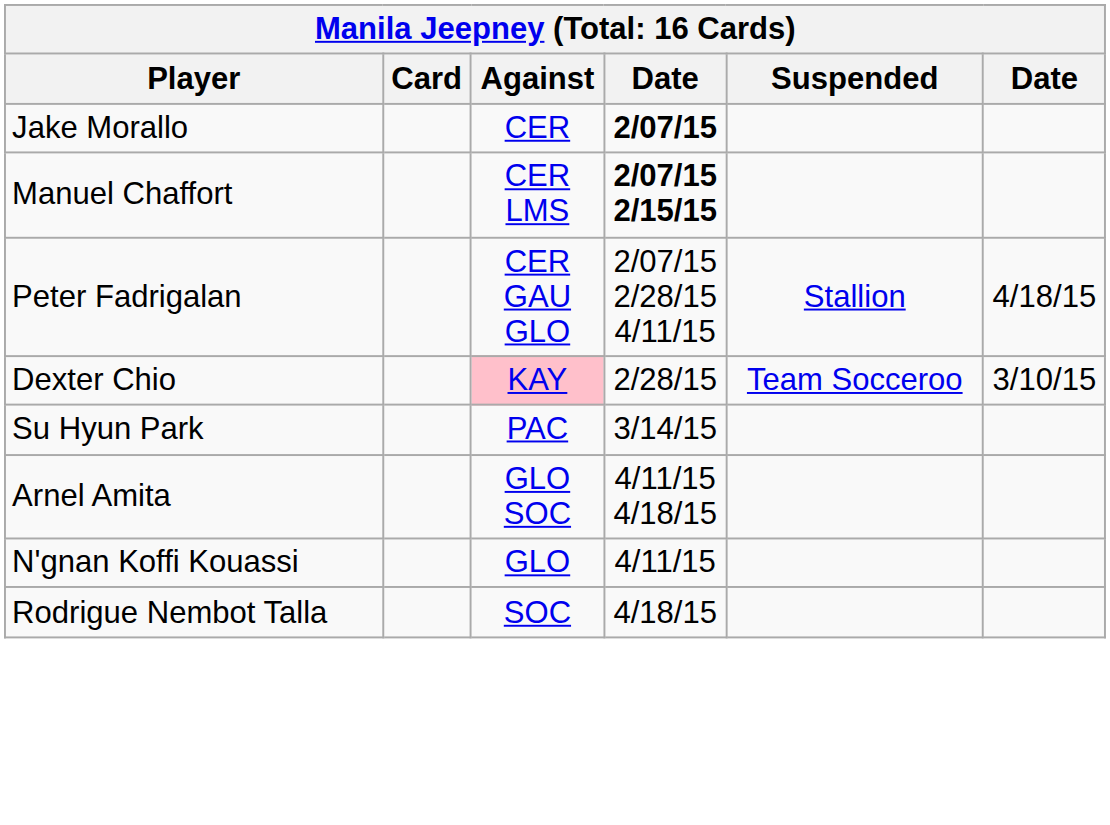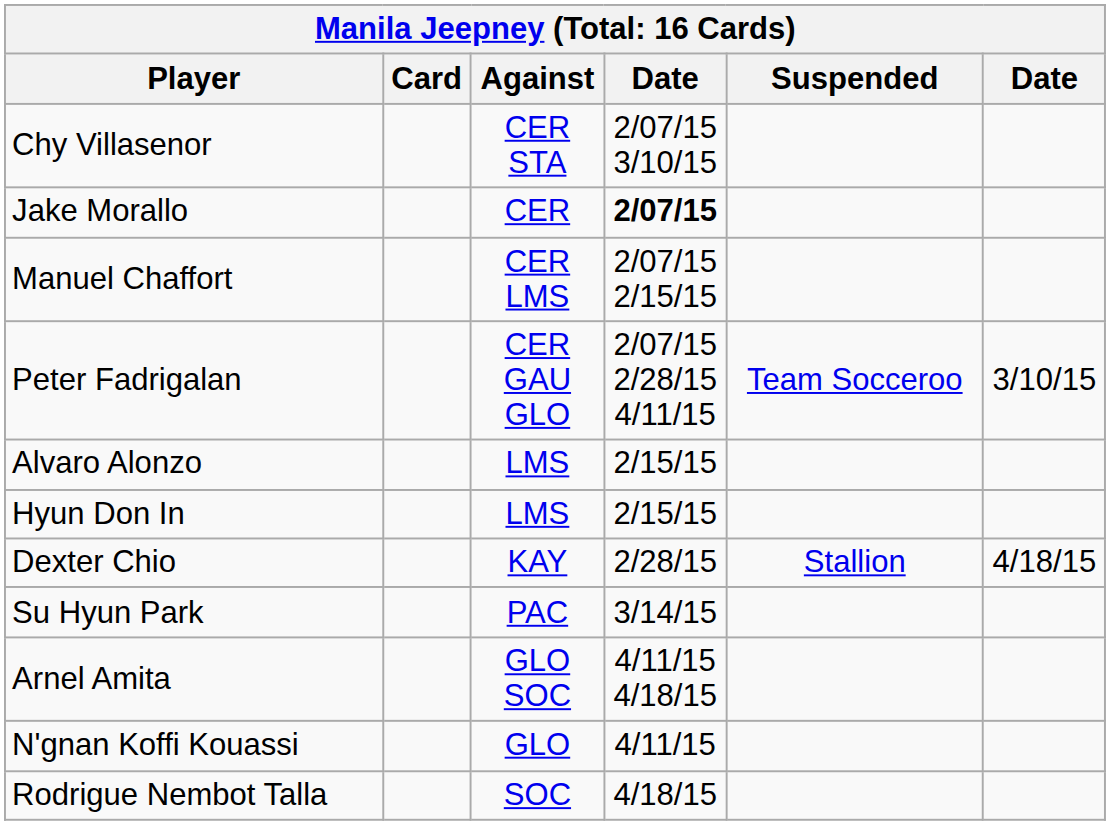+ row: (112, 145)
(665, 194) bold -> (665, 278) normal
(855, 295) Stallion -> (855, 380) Team Socceroo
(1044, 295) 4/18/15 -> (1044, 380) 3/10/15
+ row: (107, 464)
+ row: (98, 513)
(537, 380) pink background -> (537, 562) no background
(855, 380) Team Socceroo -> (855, 562) Stallion
(1044, 380) 3/10/15 -> (1044, 562) 4/18/15
